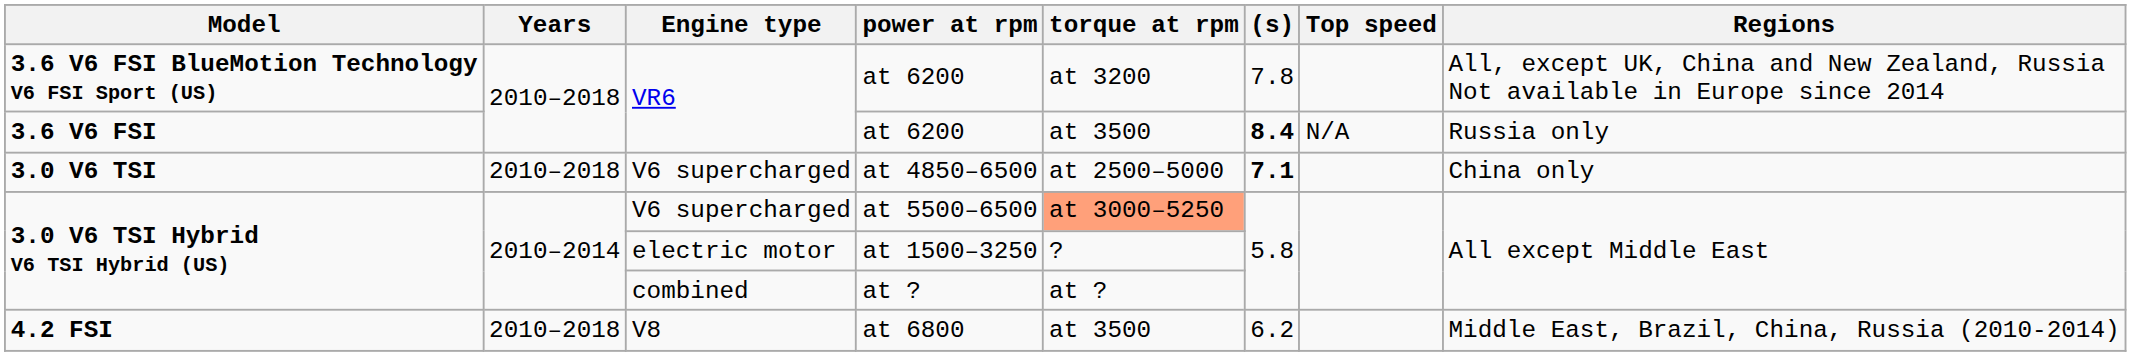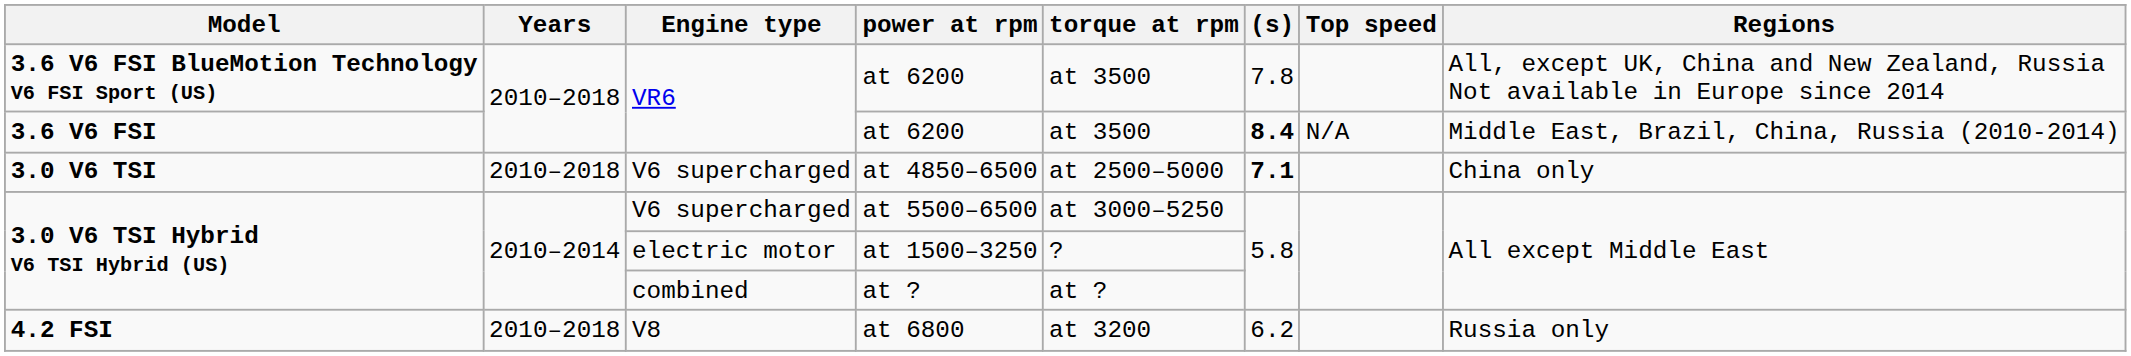(1100, 78) at 3200 -> (1100, 78) at 3500
(1529, 132) Russia only -> (1784, 132) Middle East, Brazil, China, Russia (2010-2014)
(1137, 211) lightsalmon background -> (1137, 211) no background
(1100, 330) at 3500 -> (1100, 330) at 3200
(1784, 330) Middle East, Brazil, China, Russia (2010-2014) -> (1529, 330) Russia only
